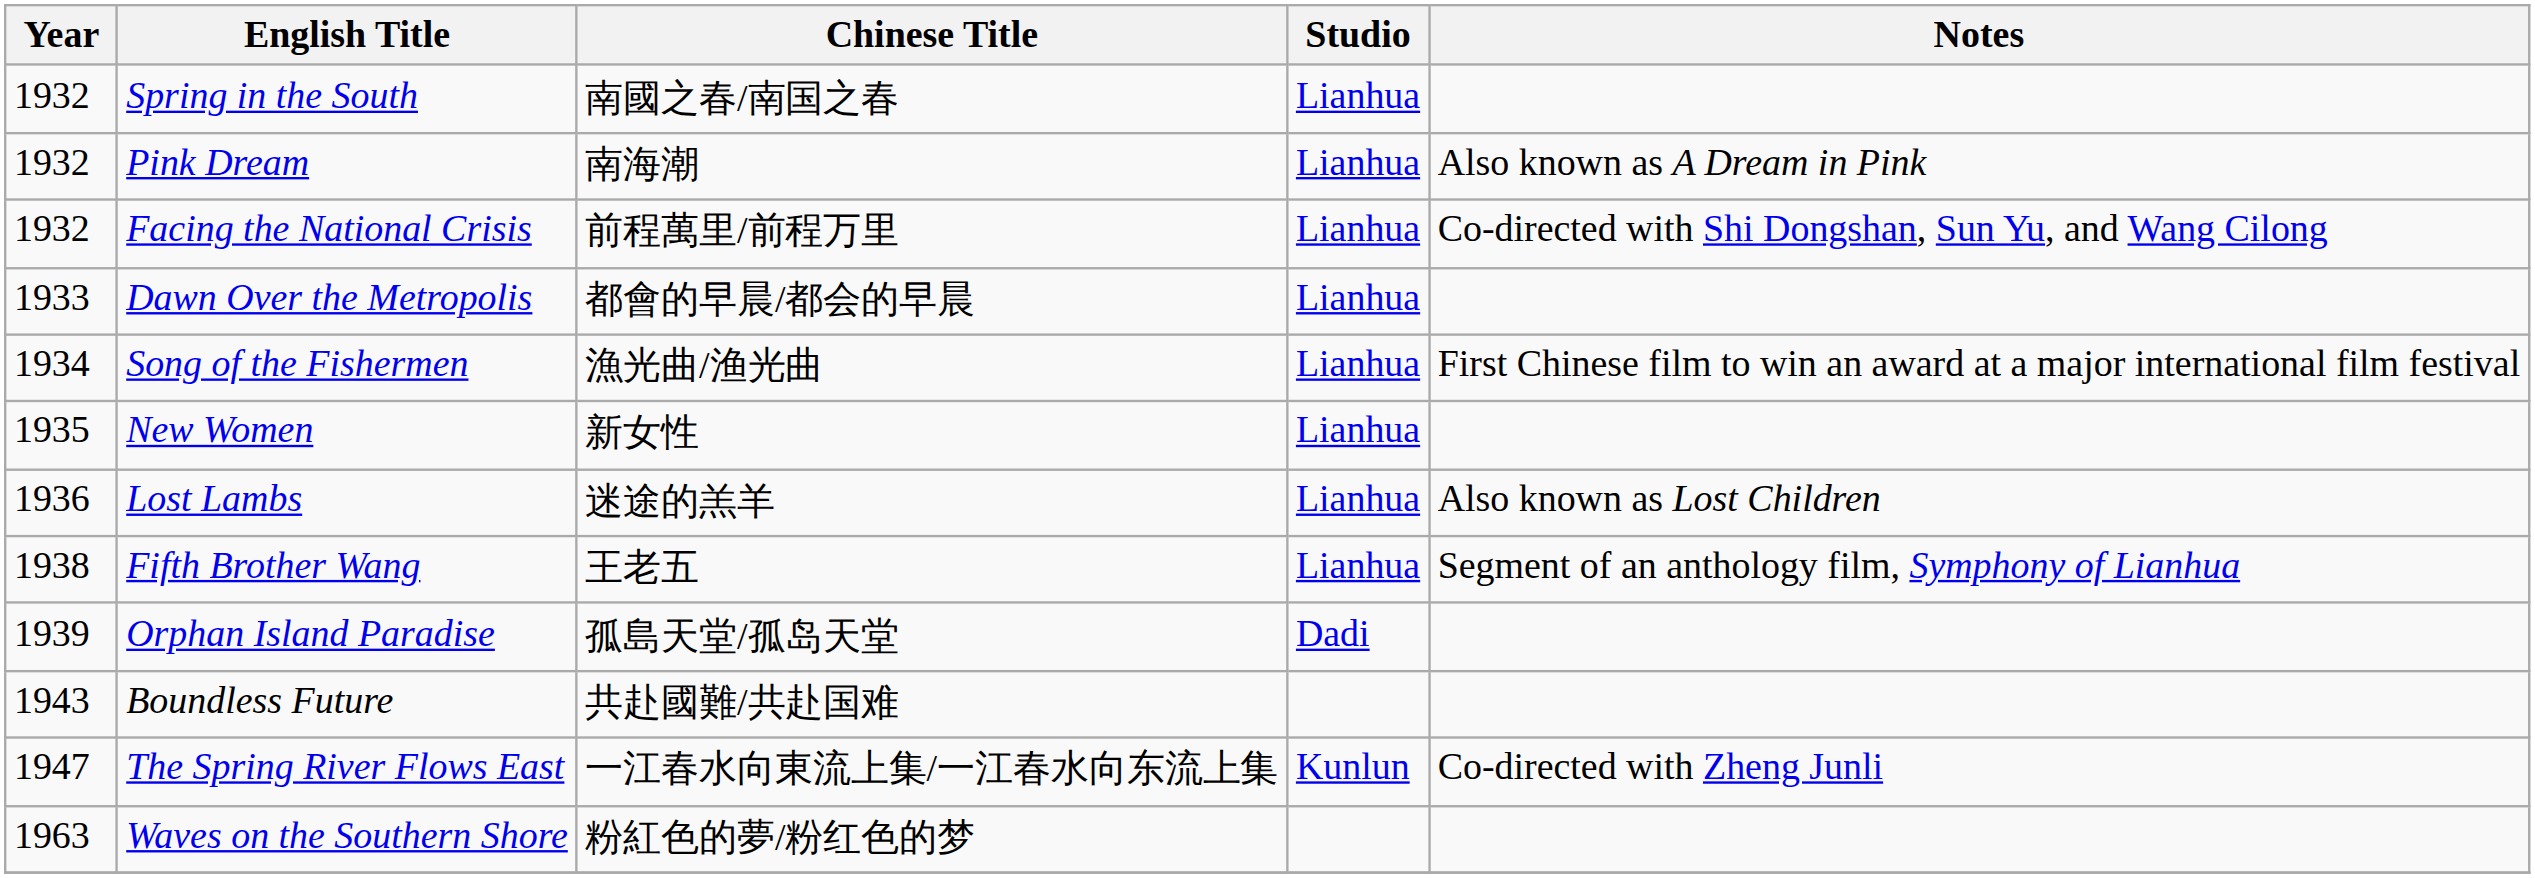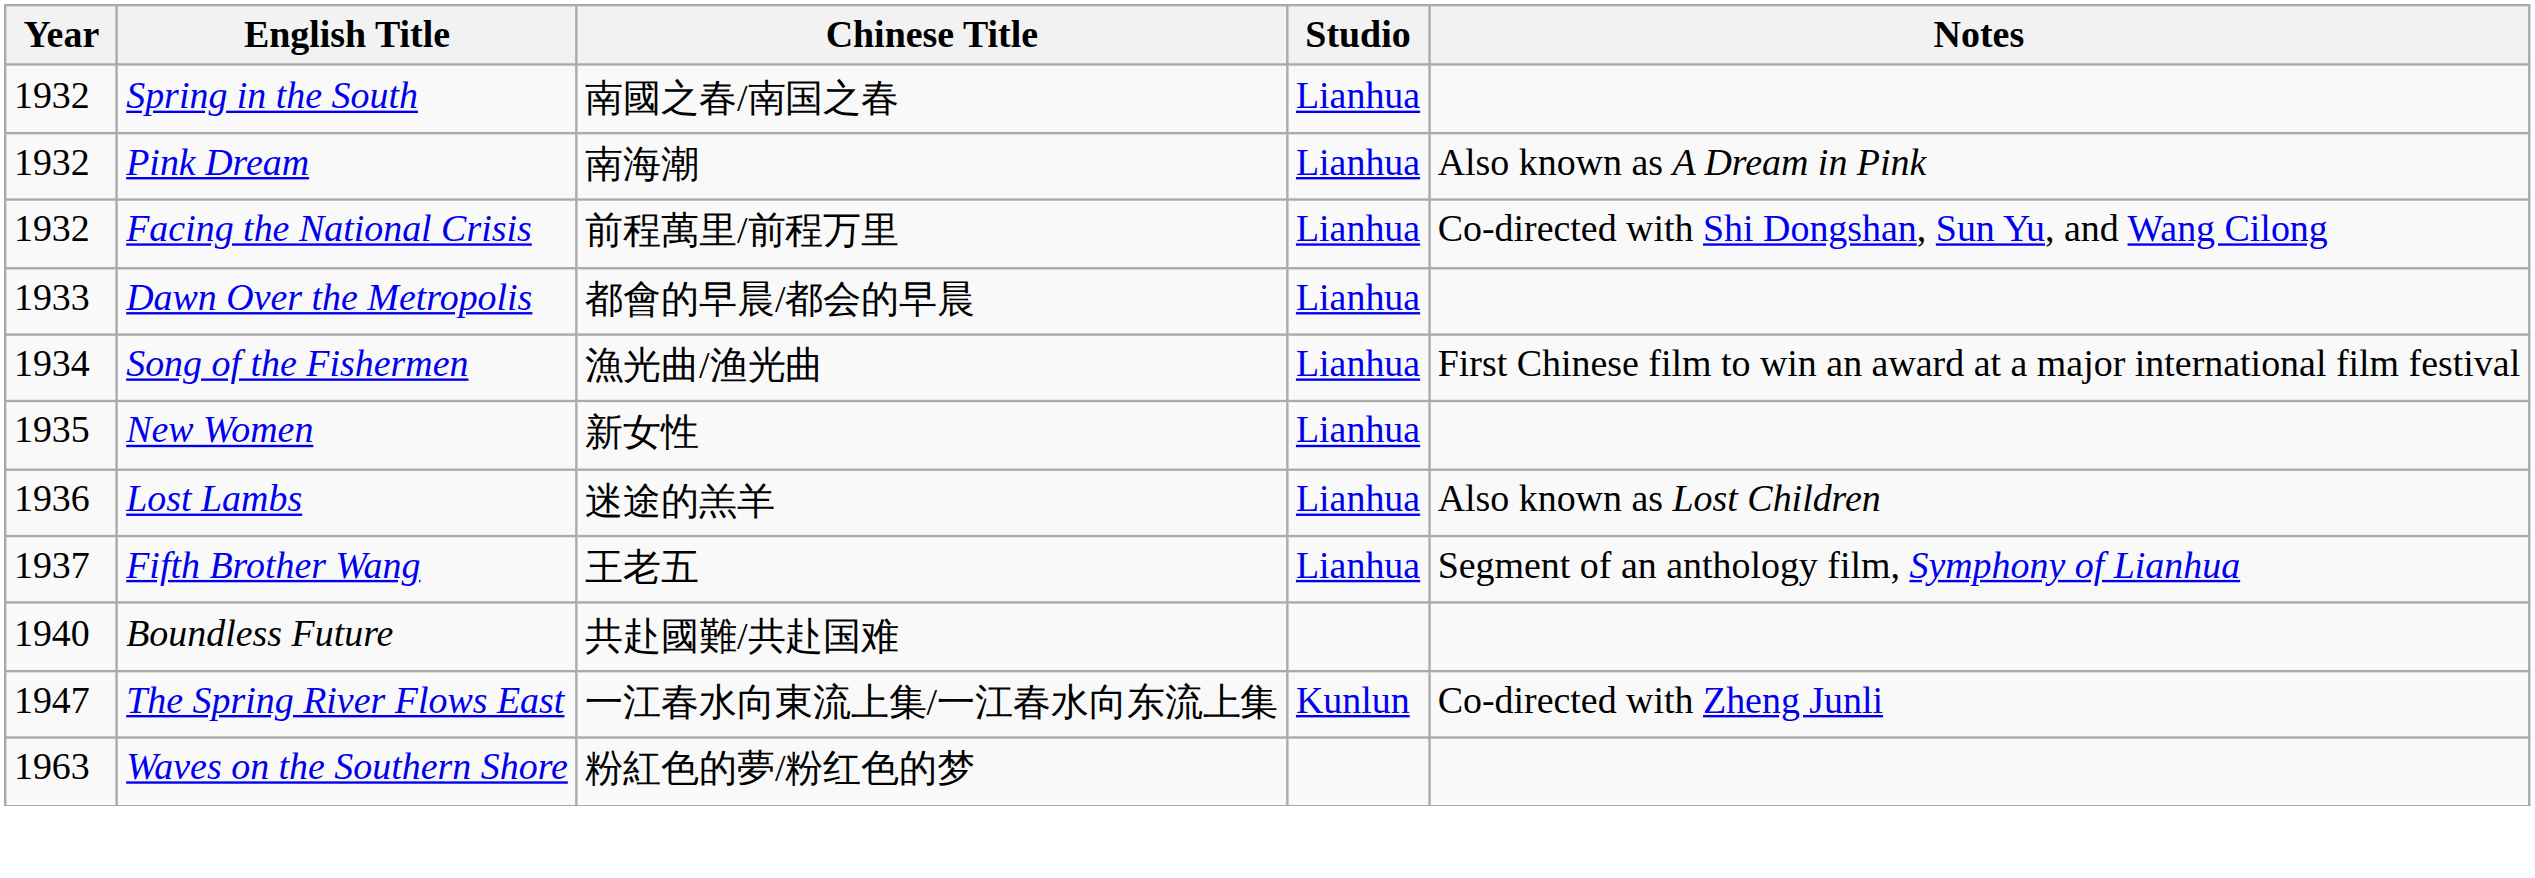(52, 565) 1938 -> (52, 565) 1937
- row: (311, 632)
(52, 699) 1943 -> (52, 632) 1940
